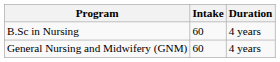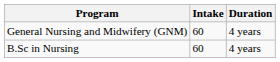rows swapped: (97, 48) <-> (43, 31)
